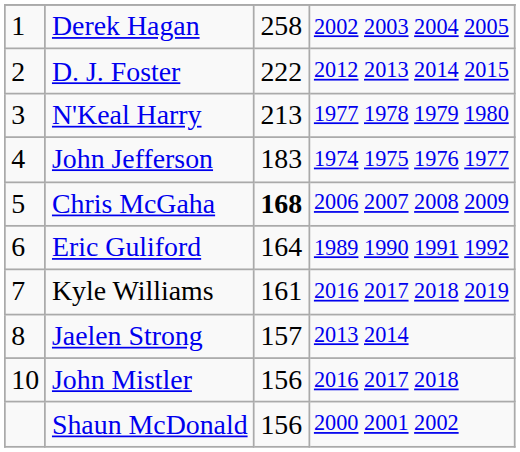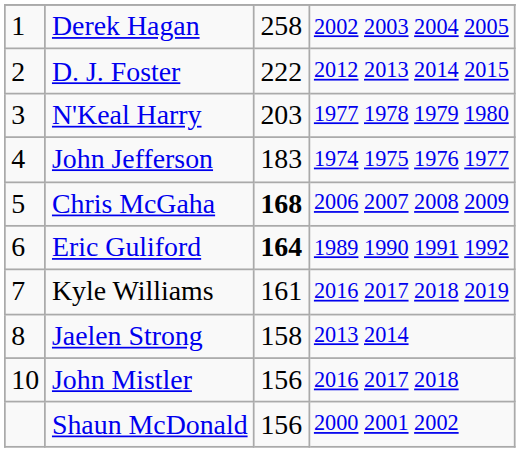(281, 114) 213 -> (281, 114) 203
(281, 247) normal -> (281, 247) bold
(281, 335) 157 -> (281, 335) 158
